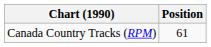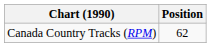(182, 33) 61 -> (182, 33) 62
